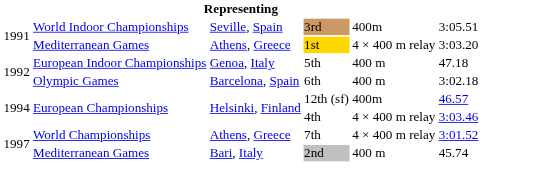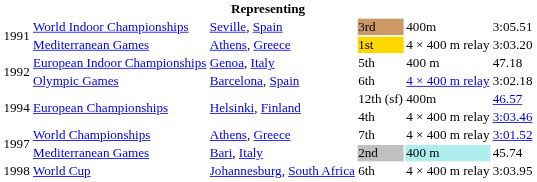(369, 81) 400 m -> (448, 81) 4 × 400 m relay
(369, 153) no background -> (423, 153) paleturquoise background
+ row: (62, 171)
